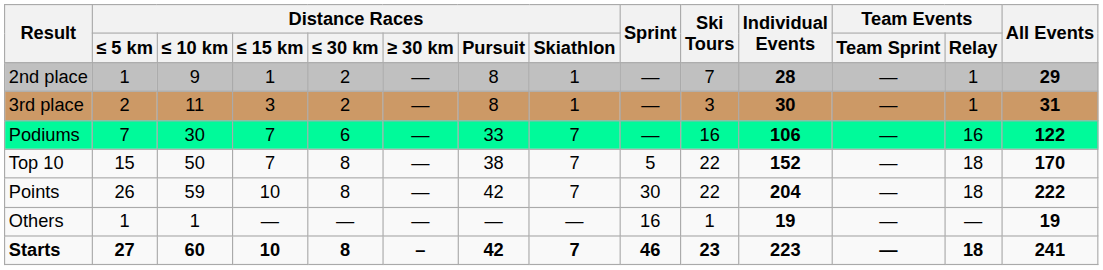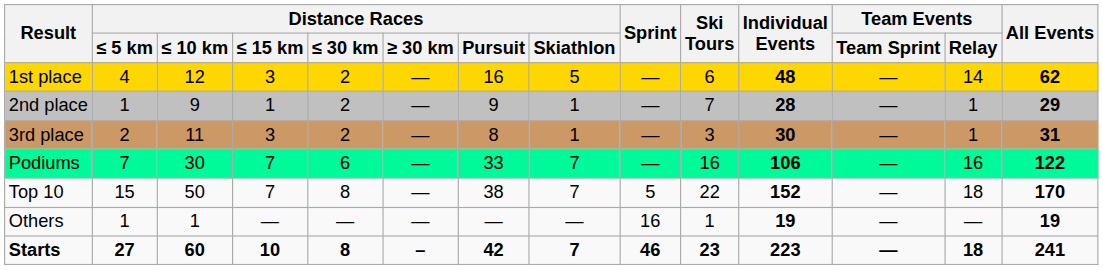+ row: (45, 76)
(494, 76) 8 -> (494, 105) 9
- row: (34, 192)
